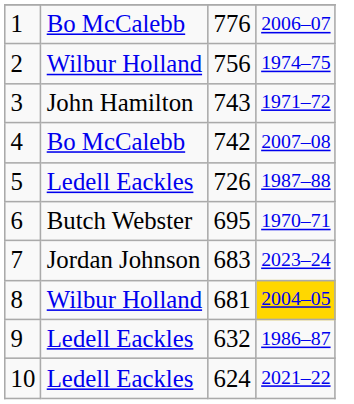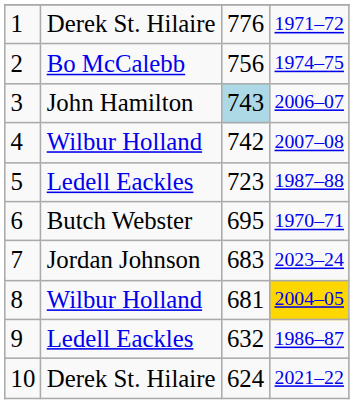(116, 24) Bo McCalebb -> (131, 24) Derek St. Hilaire
(296, 24) 2006–07 -> (309, 24) 1971–72
(124, 63) Wilbur Holland -> (116, 63) Bo McCalebb
(232, 102) no background -> (245, 102) lightblue background
(296, 102) 1971–72 -> (309, 102) 2006–07
(116, 142) Bo McCalebb -> (124, 142) Wilbur Holland
(232, 181) 726 -> (245, 181) 723
(120, 378) Ledell Eackles -> (131, 378) Derek St. Hilaire
